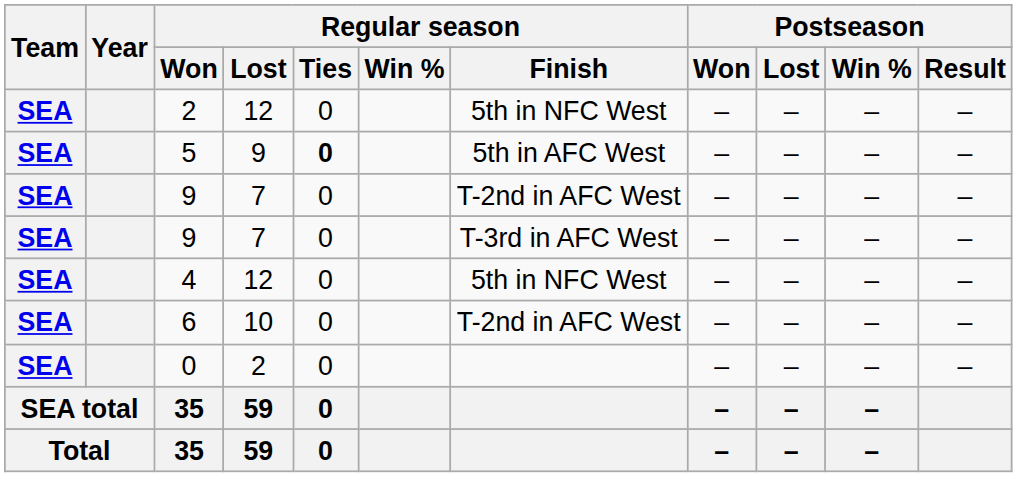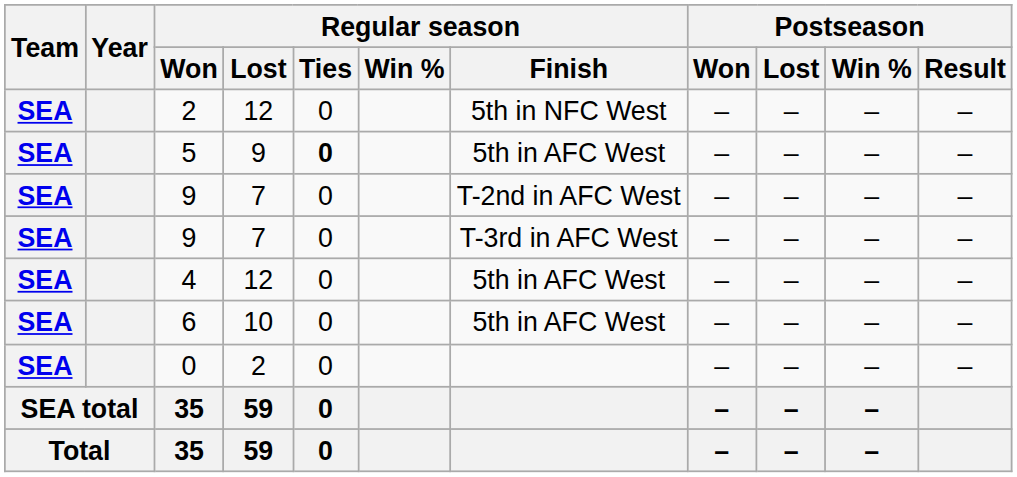(569, 280) 5th in NFC West -> (569, 280) 5th in AFC West
(569, 323) T-2nd in AFC West -> (569, 323) 5th in AFC West
